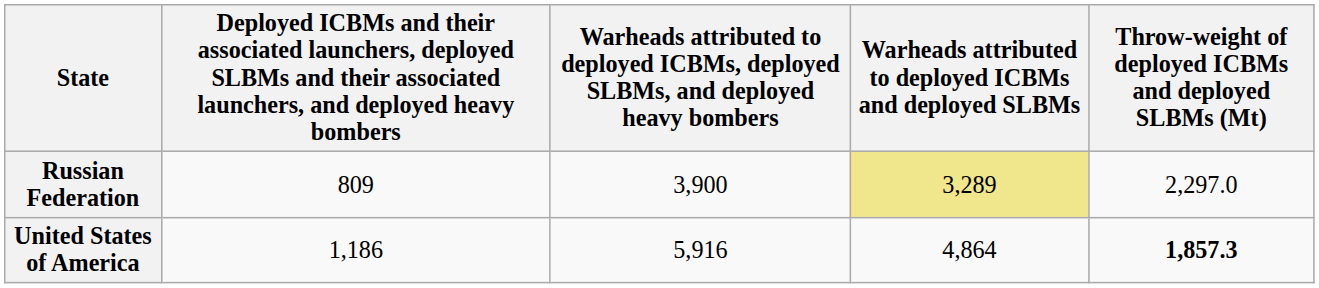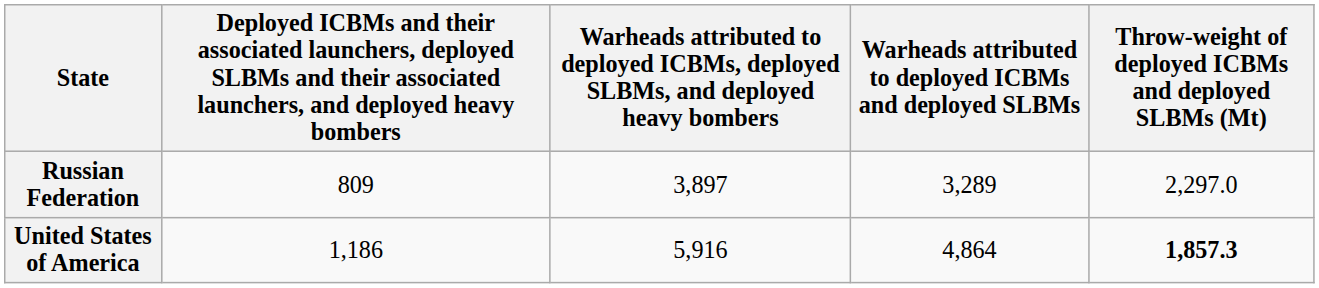(700, 184) 3,900 -> (700, 184) 3,897
(969, 184) khaki background -> (969, 184) no background
